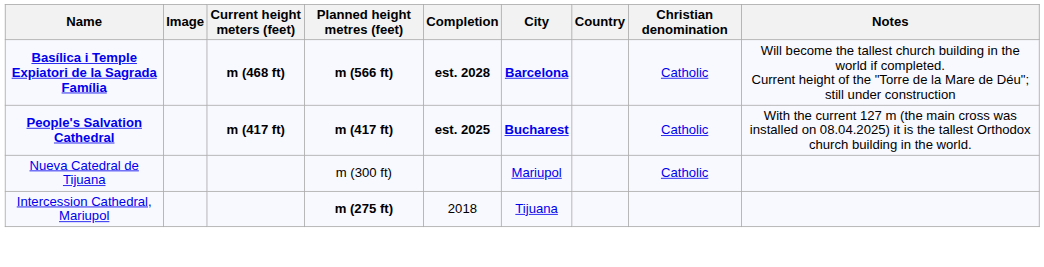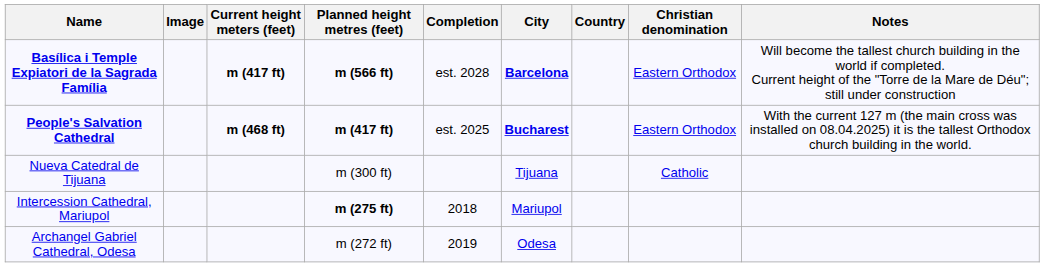(256, 72) m (468 ft) -> (256, 72) m (417 ft)
(462, 72) bold -> (462, 72) normal
(685, 72) Catholic -> (685, 72) Eastern Orthodox
(256, 130) m (417 ft) -> (256, 130) m (468 ft)
(462, 130) bold -> (462, 130) normal
(685, 130) Catholic -> (685, 130) Eastern Orthodox
(537, 173) Mariupol -> (537, 173) Tijuana
(537, 208) Tijuana -> (537, 208) Mariupol
+ row: (84, 244)
